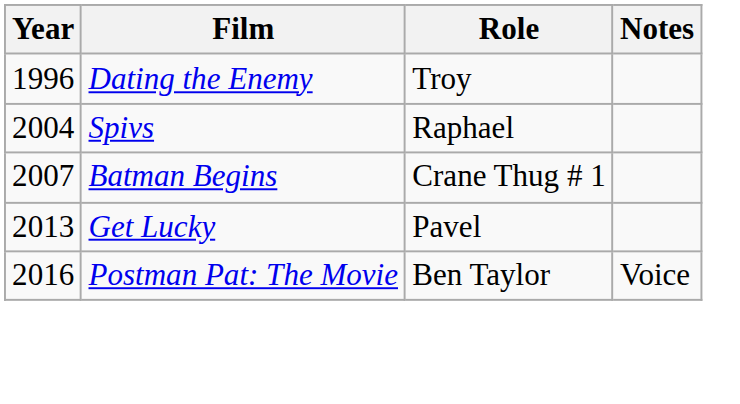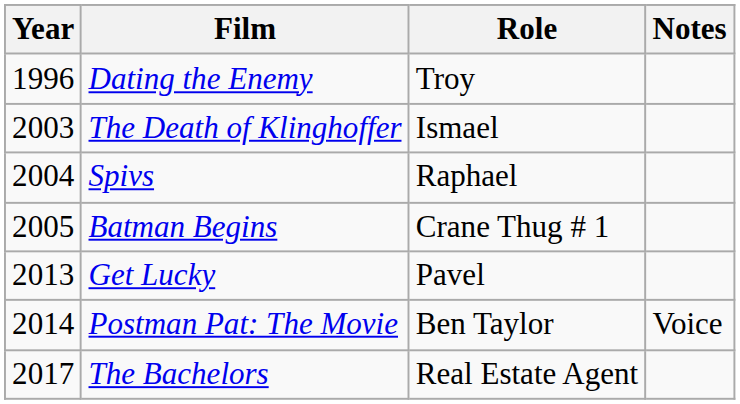+ row: (245, 127)
(43, 176) 2007 -> (43, 226) 2005
(43, 275) 2016 -> (43, 324) 2014
+ row: (179, 373)
